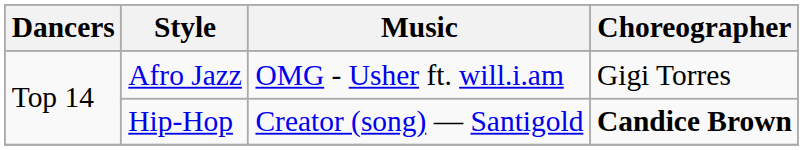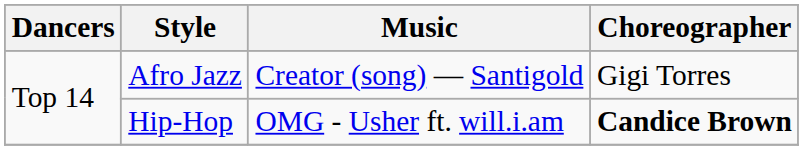(410, 74) OMG - Usher ft. will.i.am -> (419, 74) Creator (song) — Santigold
(419, 121) Creator (song) — Santigold -> (410, 121) OMG - Usher ft. will.i.am
